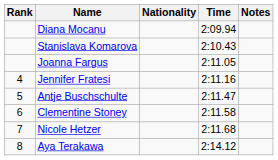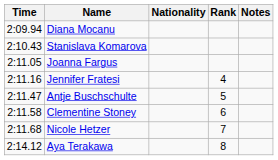columns swapped: (20, 12) <-> (219, 12)
